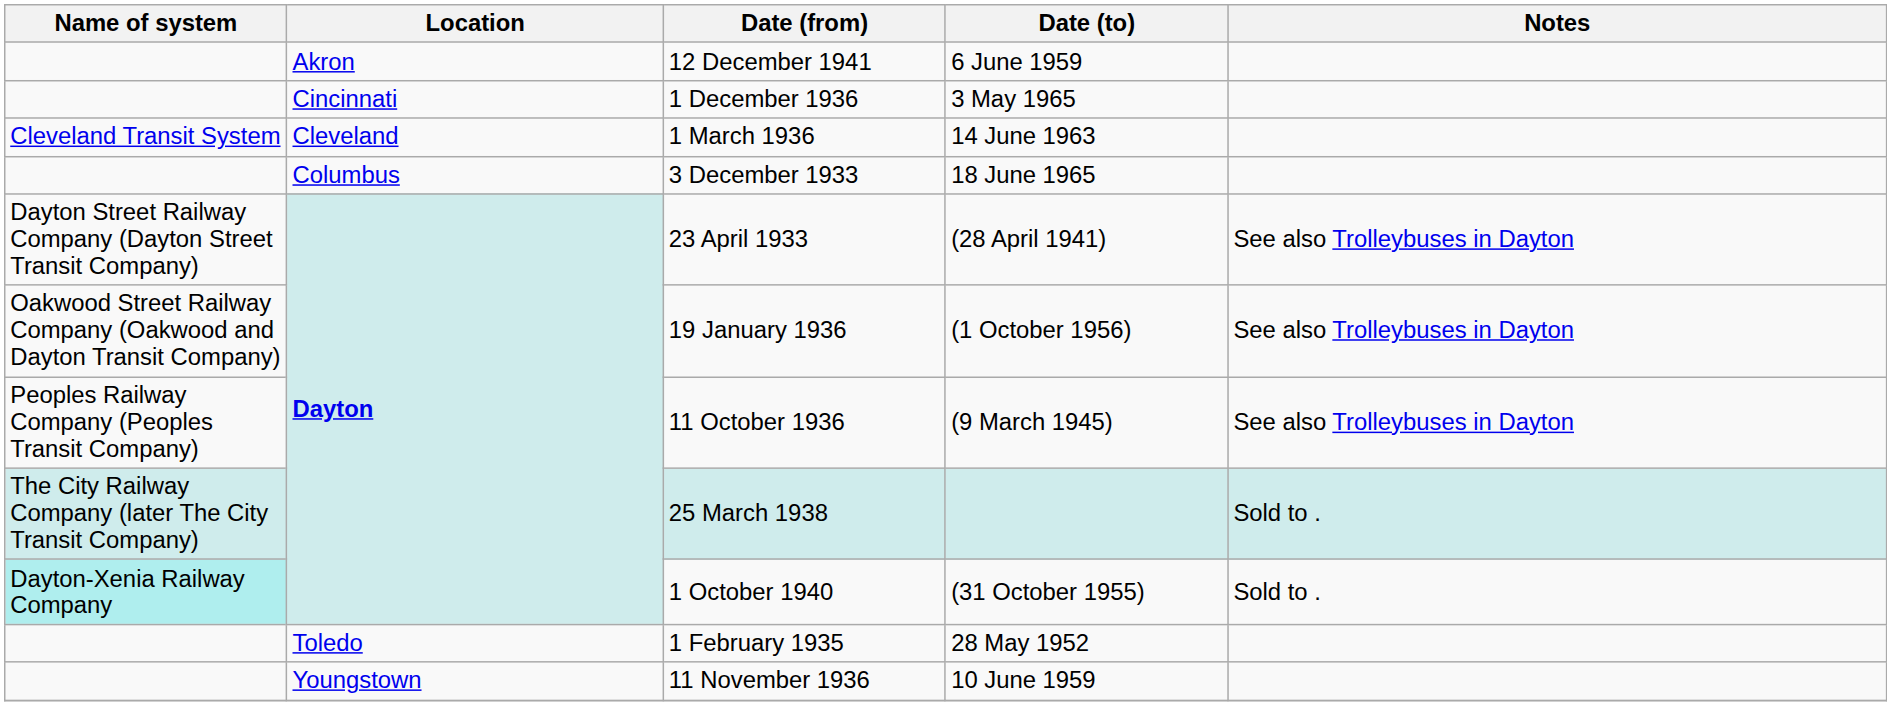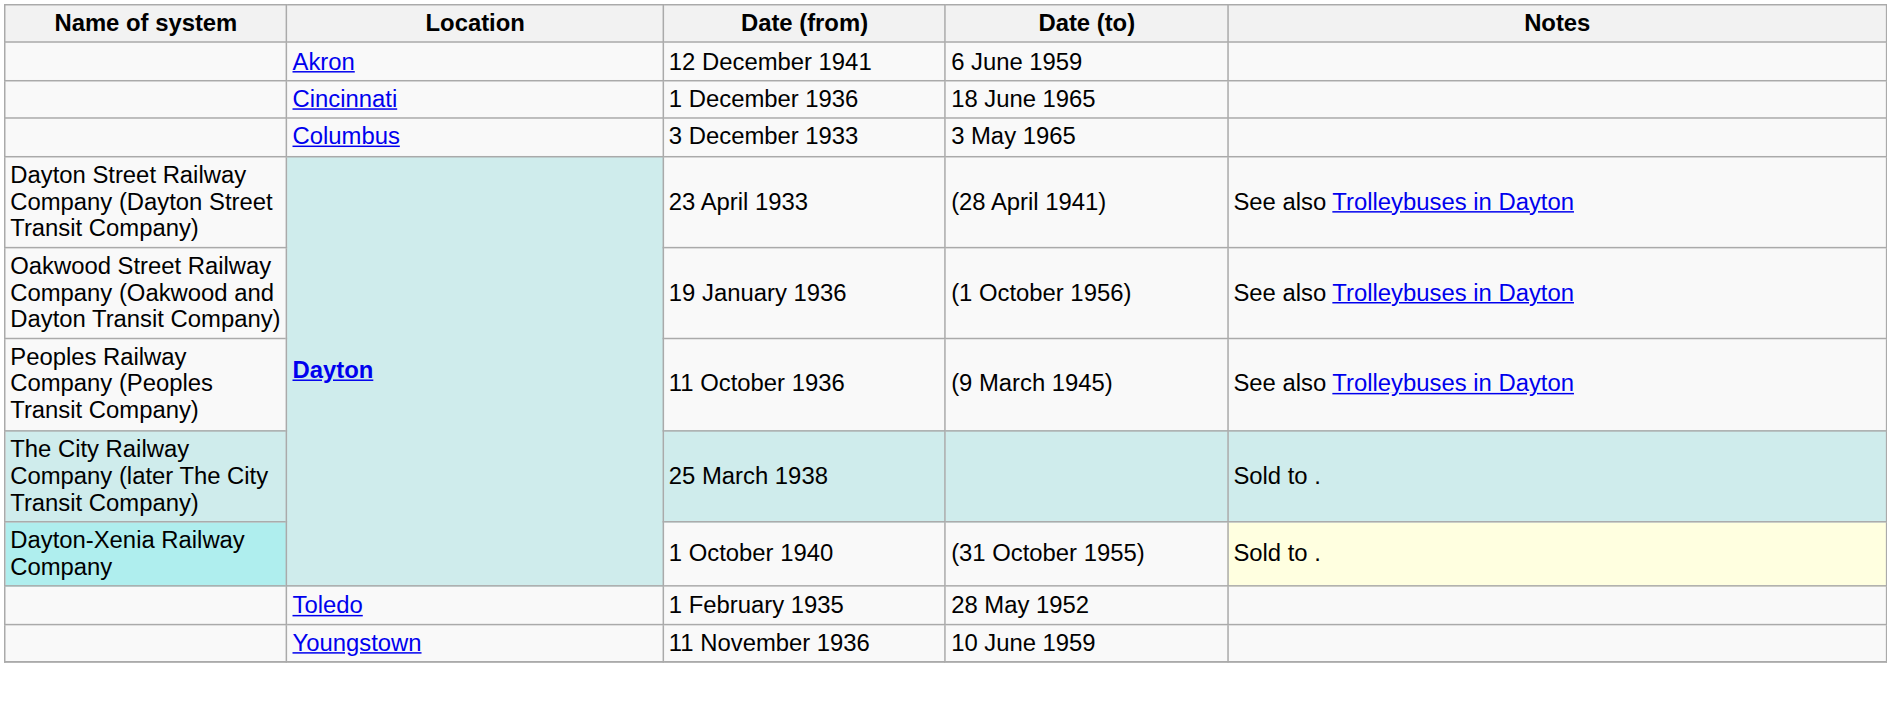(1013, 99) 3 May 1965 -> (1023, 99) 18 June 1965
- row: (742, 136)
(1023, 174) 18 June 1965 -> (1013, 136) 3 May 1965
(1277, 591) no background -> (1277, 553) lightyellow background
